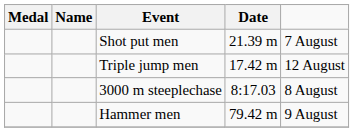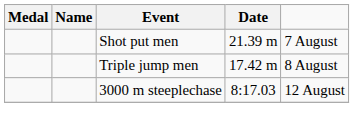(315, 66) 12 August -> (311, 66) 8 August
(311, 90) 8 August -> (315, 90) 12 August
- row: (140, 114)
